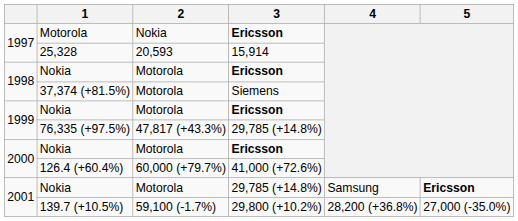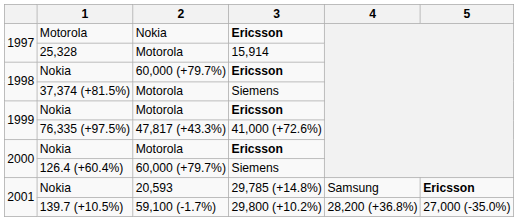(154, 52) 20,593 -> (159, 52) Motorola
(159, 71) Motorola -> (181, 71) 60,000 (+79.7%)
(277, 129) 29,785 (+14.8%) -> (277, 129) 41,000 (+72.6%)
(277, 168) 41,000 (+72.6%) -> (255, 168) Siemens
(159, 187) Motorola -> (154, 187) 20,593
